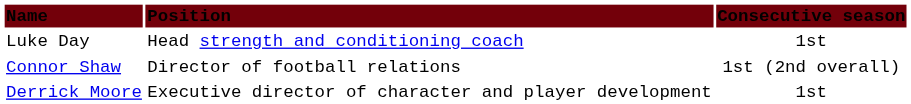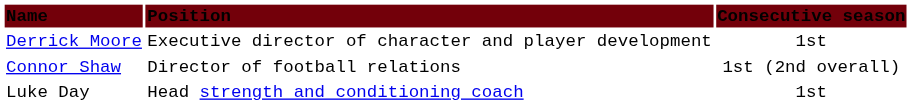rows swapped: (48, 42) <-> (74, 92)
